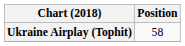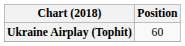(157, 32) 58 -> (157, 32) 60
